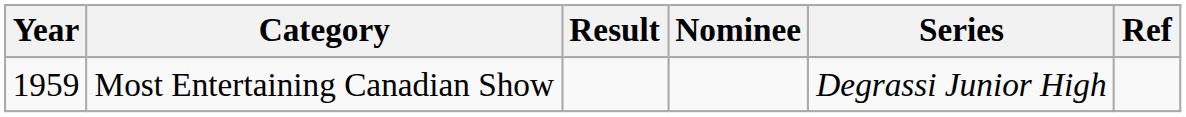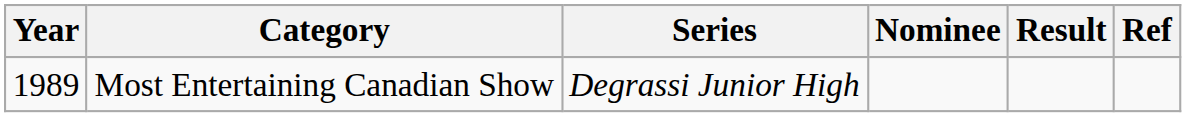columns swapped: (961, 30) <-> (615, 30)
(46, 83) 1959 -> (46, 83) 1989
